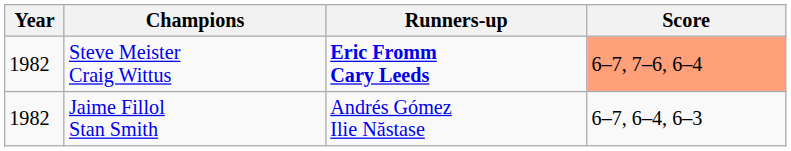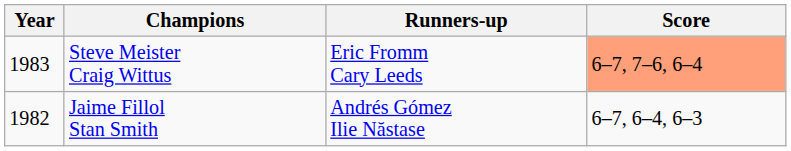(29, 63) 1982 -> (29, 63) 1983
(384, 63) bold -> (379, 63) normal
